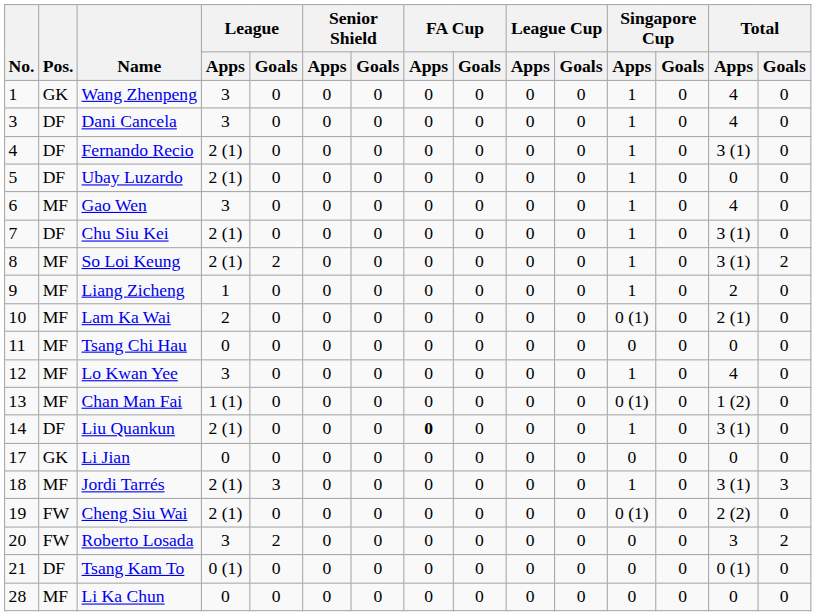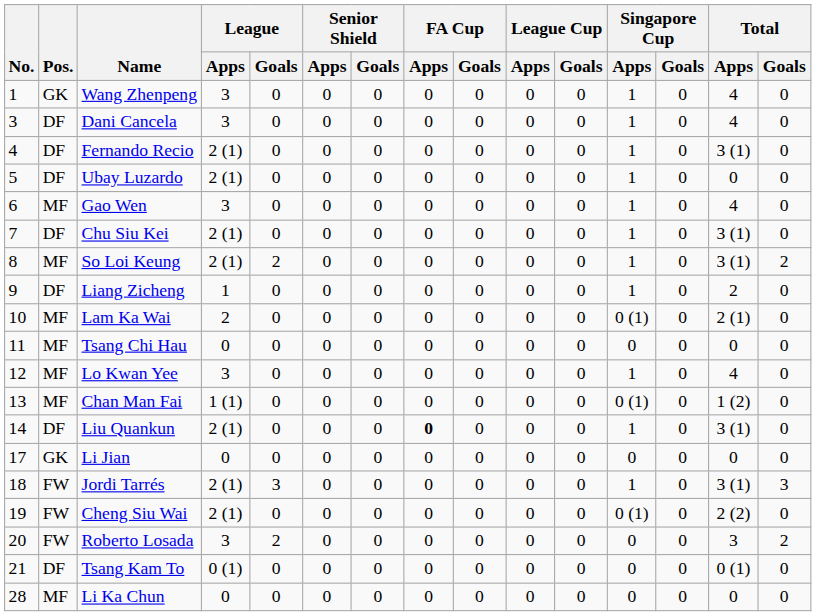(55, 289) MF -> (54, 289) DF
(55, 484) MF -> (56, 484) FW
